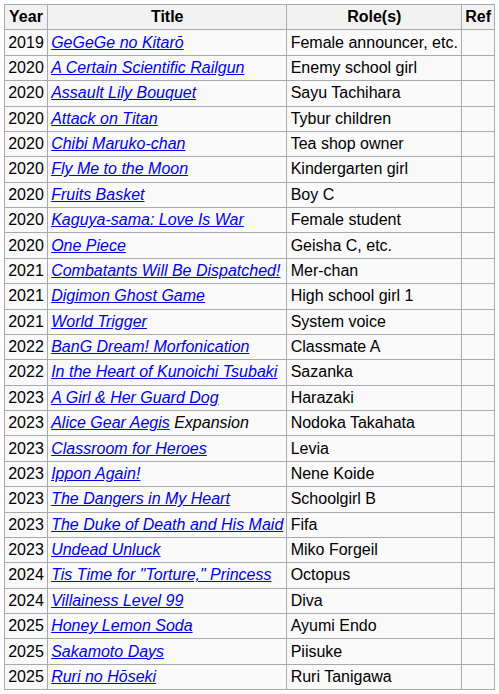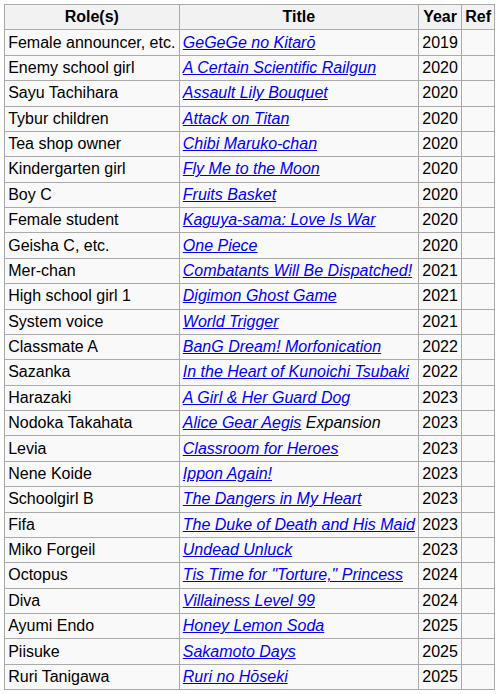columns swapped: (26, 17) <-> (374, 17)
